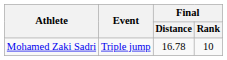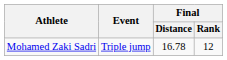(208, 47) 10 -> (208, 47) 12
